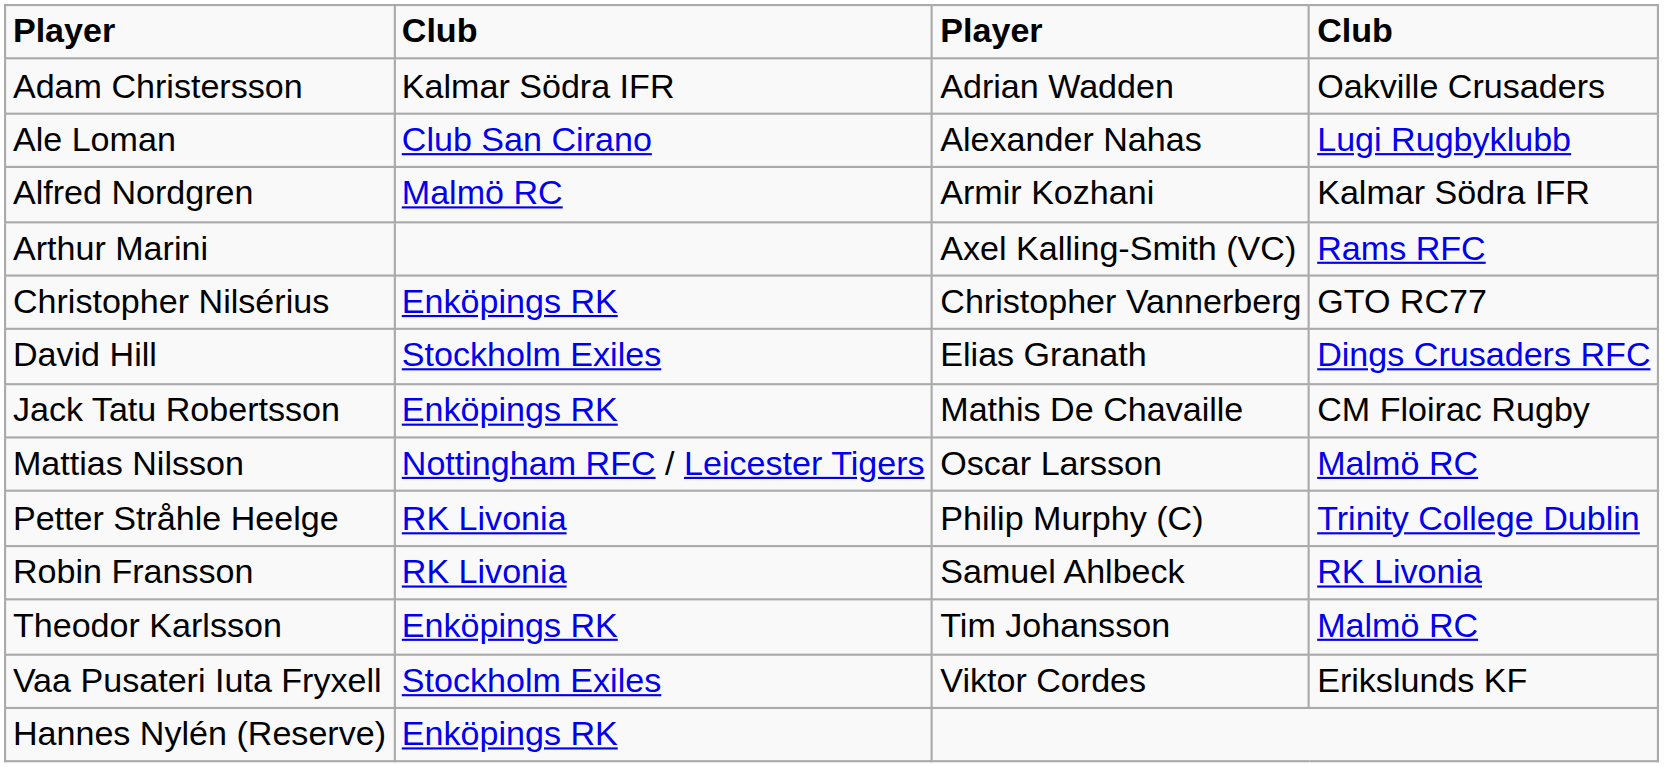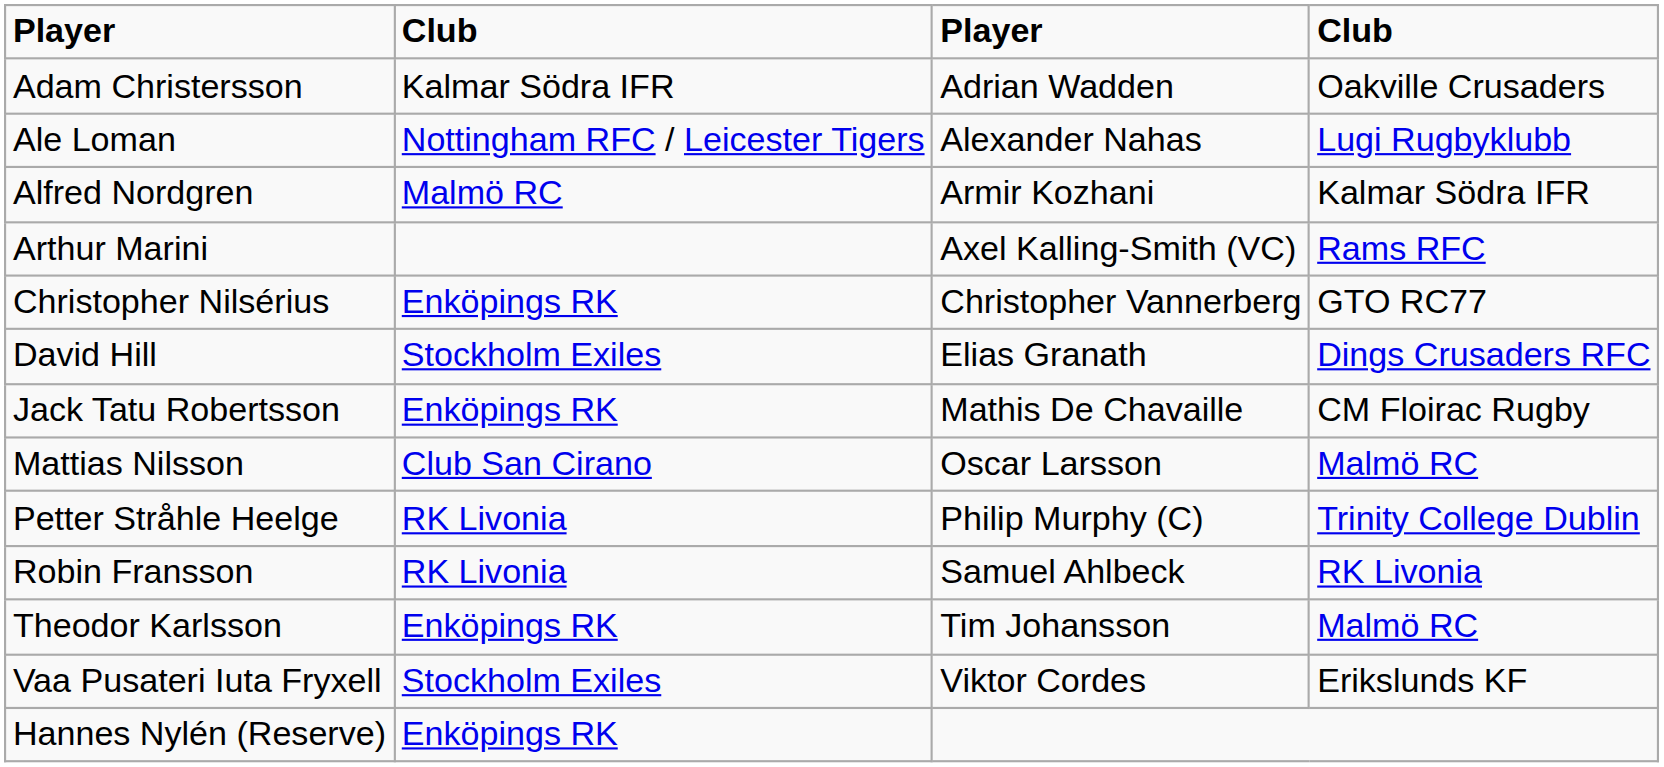(527, 139) Club San Cirano -> (663, 139) Nottingham RFC / Leicester Tigers
(663, 463) Nottingham RFC / Leicester Tigers -> (527, 463) Club San Cirano
